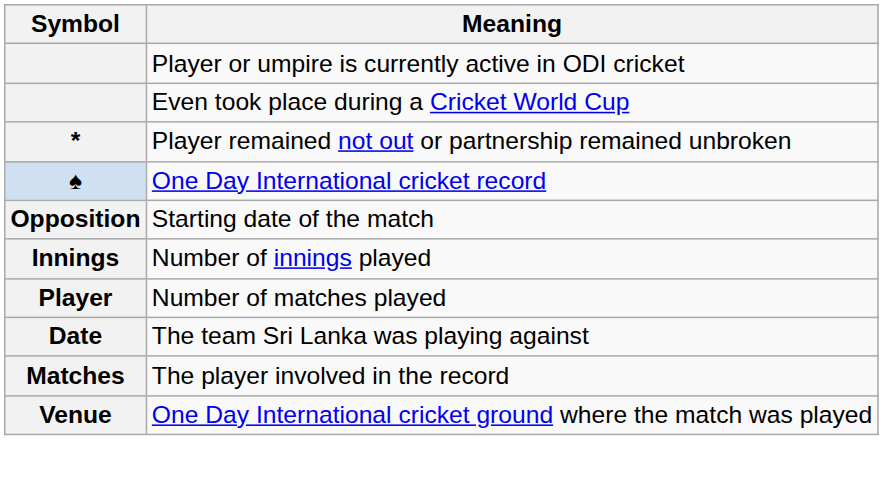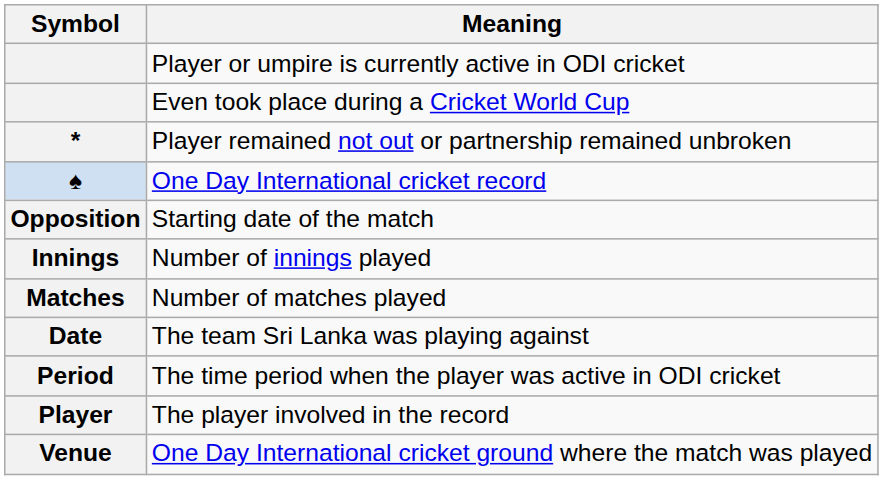(75, 297) Player -> (75, 297) Matches
+ row: (466, 375)
(75, 375) Matches -> (75, 414) Player
